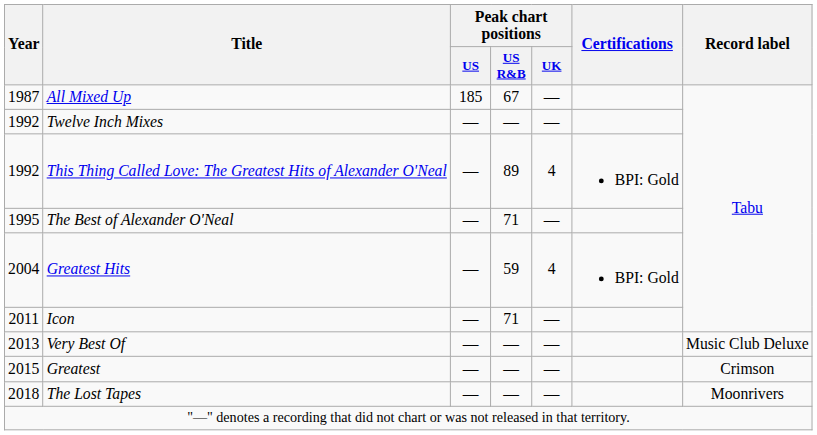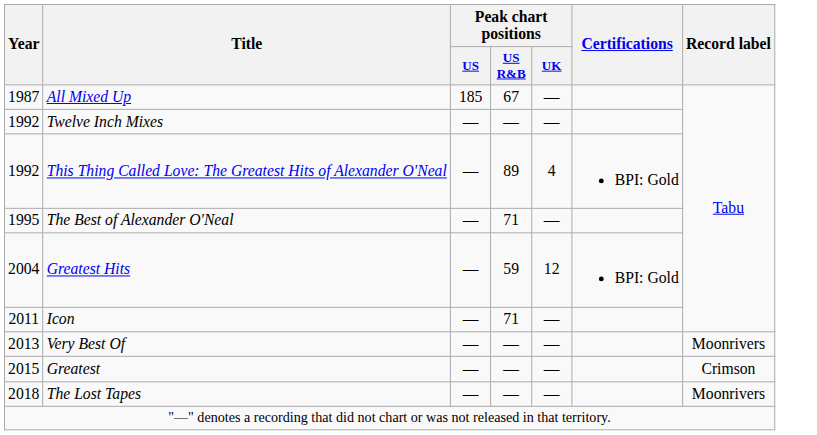(552, 269) 4 -> (552, 269) 12
(747, 344) Music Club Deluxe -> (728, 344) Moonrivers
